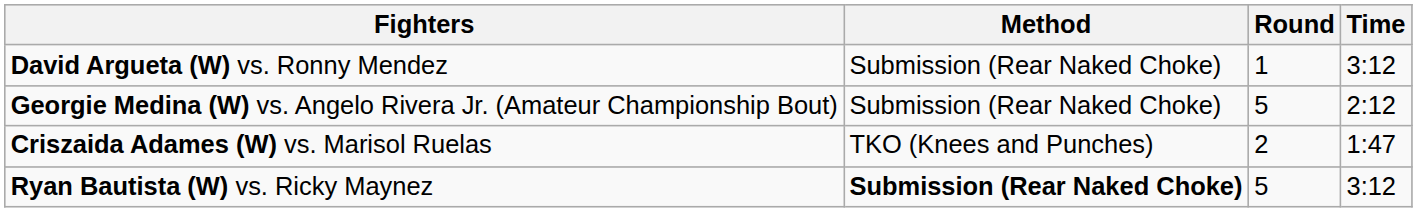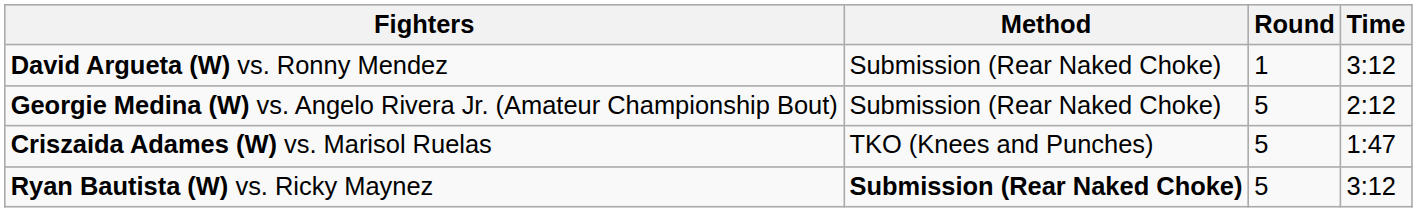(1261, 145) 2 -> (1261, 145) 5
